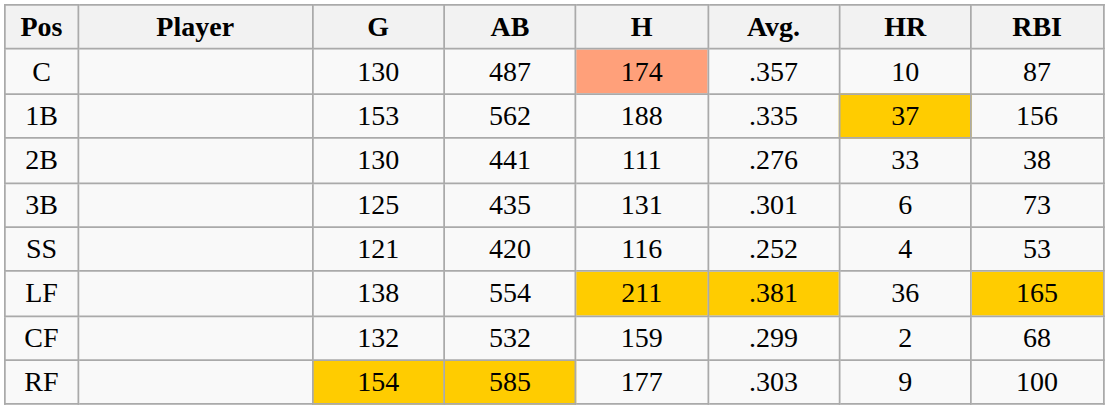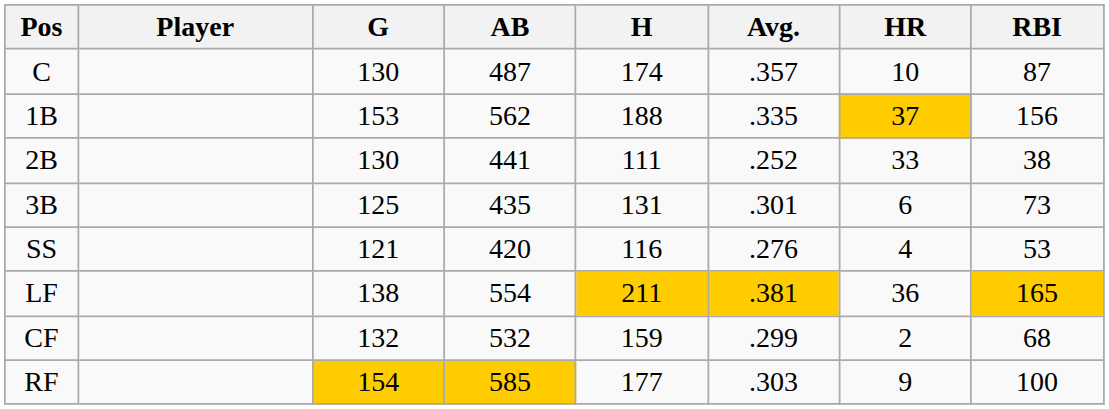(642, 71) lightsalmon background -> (642, 71) no background
(774, 159) .276 -> (774, 159) .252
(774, 248) .252 -> (774, 248) .276
